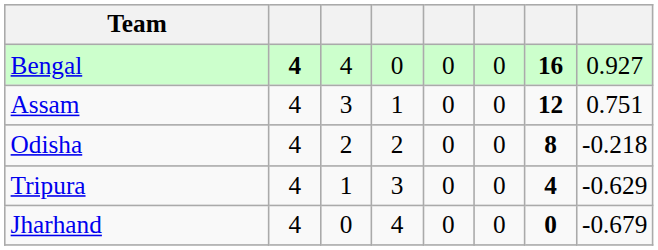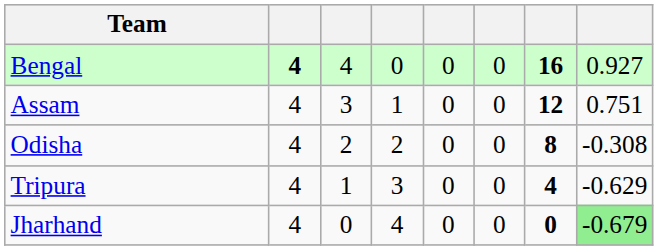(615, 144) -0.218 -> (615, 144) -0.308
(615, 225) no background -> (615, 225) lightgreen background
